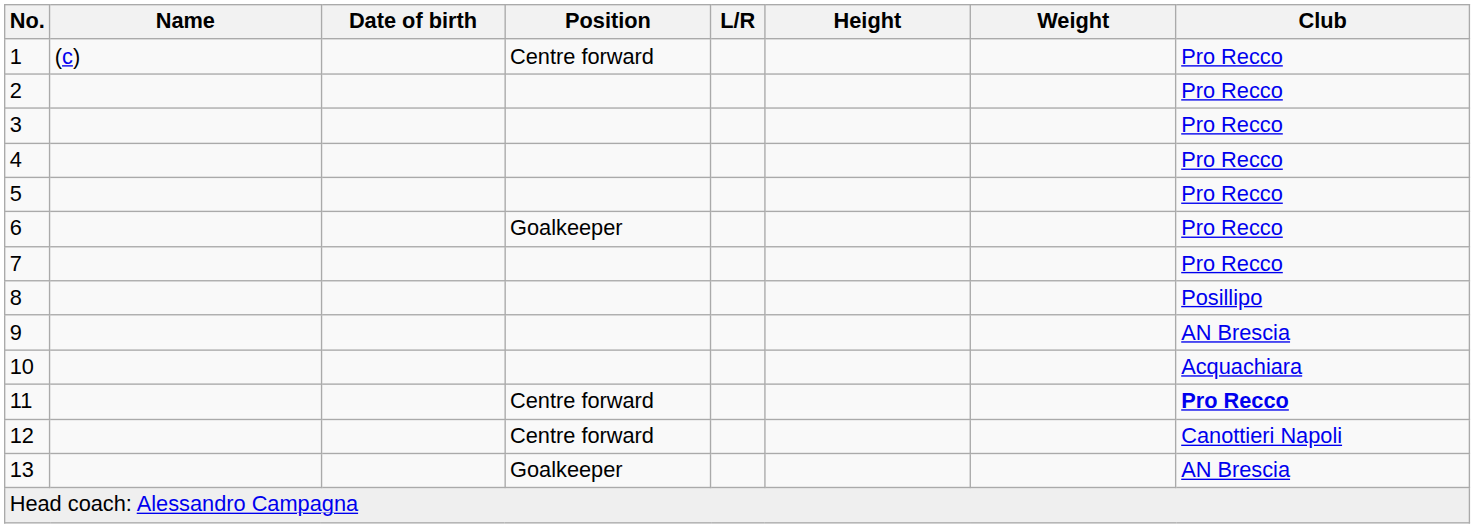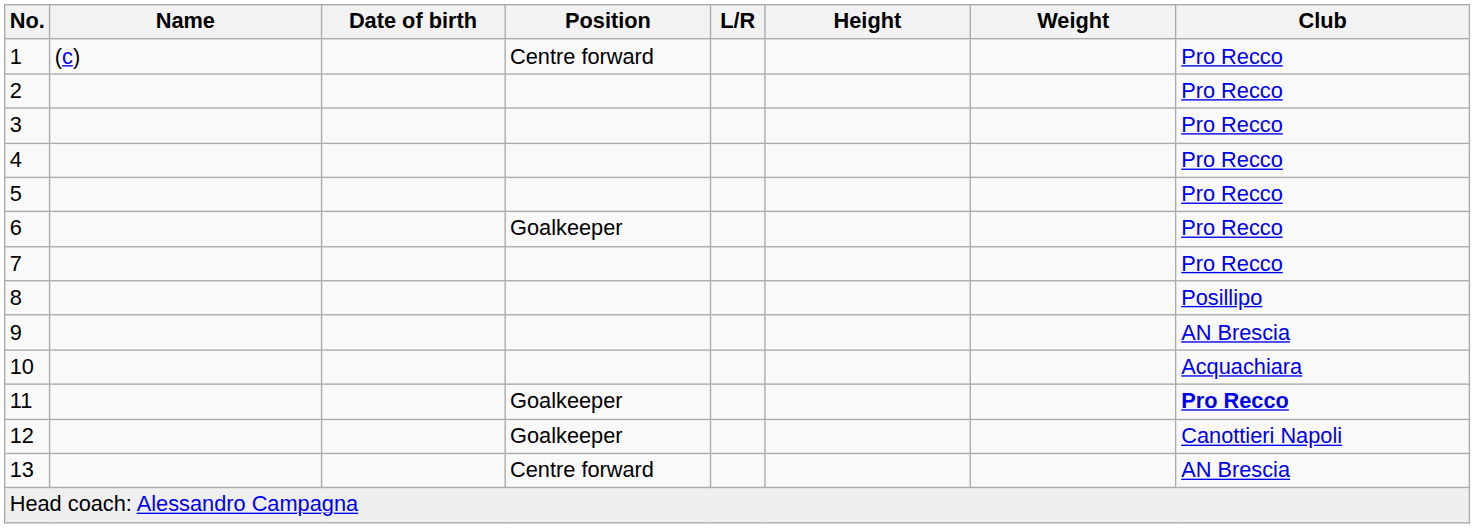(582, 401) Centre forward -> (566, 401) Goalkeeper
(582, 435) Centre forward -> (566, 435) Goalkeeper
(566, 470) Goalkeeper -> (582, 470) Centre forward
